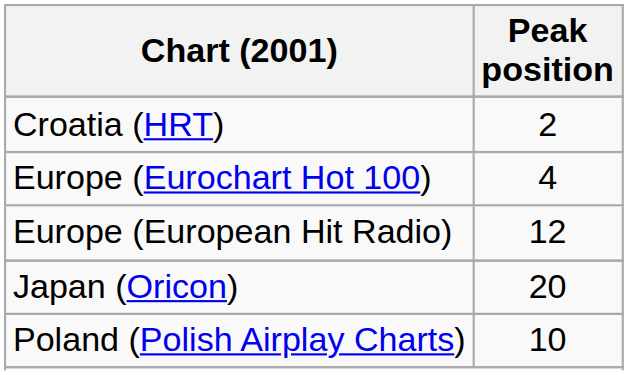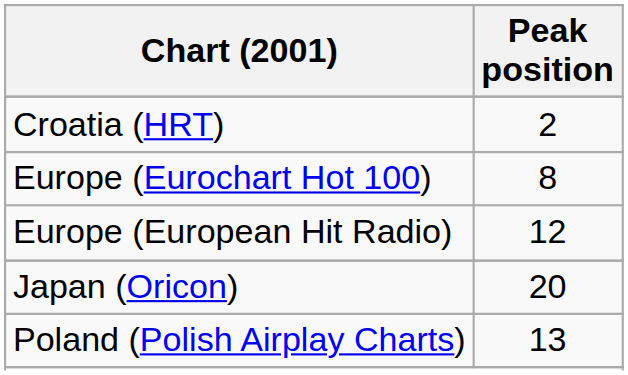(548, 177) 4 -> (548, 177) 8
(548, 340) 10 -> (548, 340) 13
